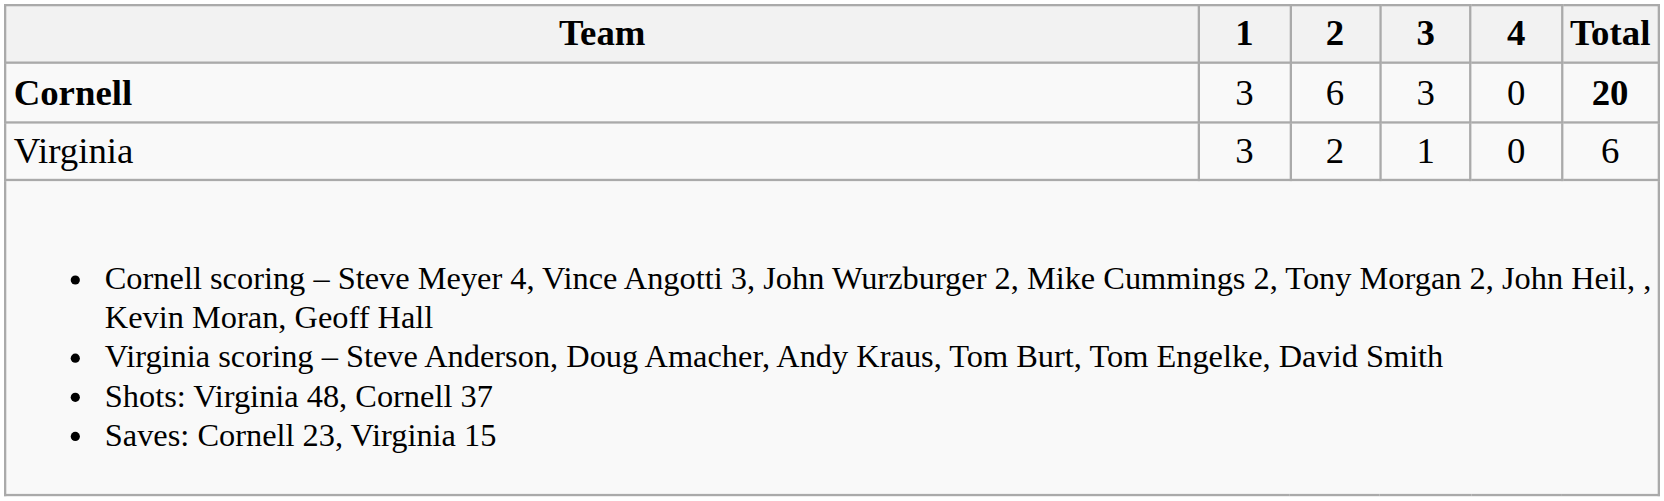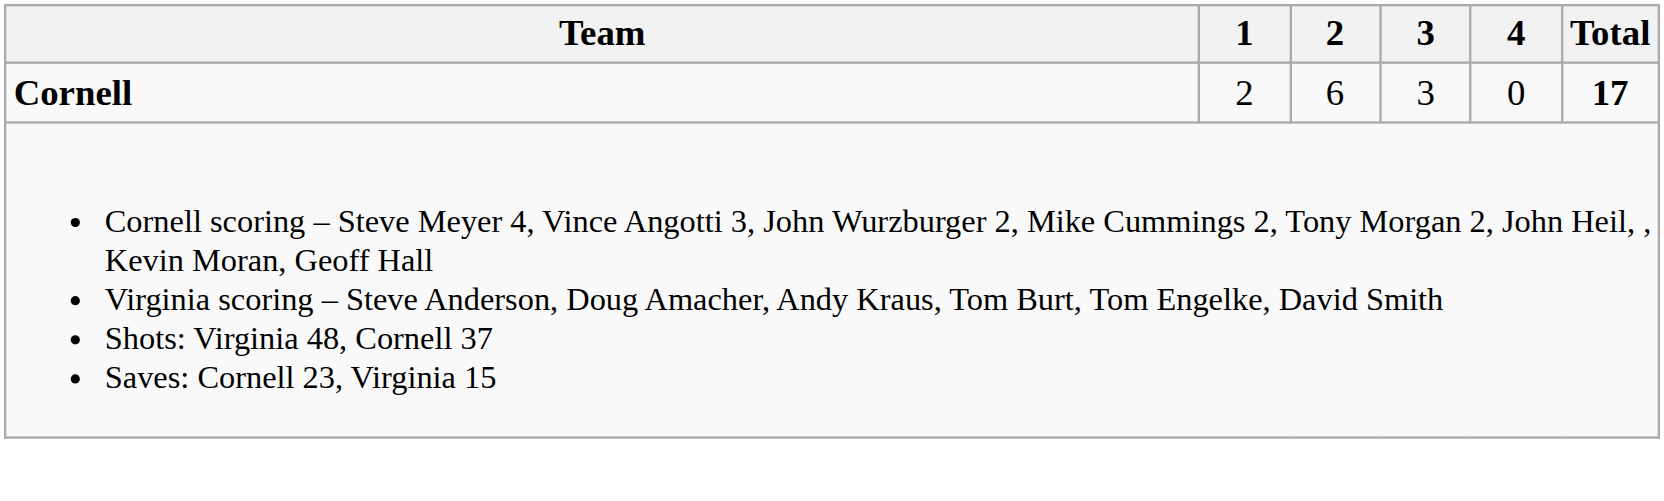(1244, 92) 3 -> (1244, 92) 2
(1610, 92) 20 -> (1610, 92) 17
- row: (74, 150)
